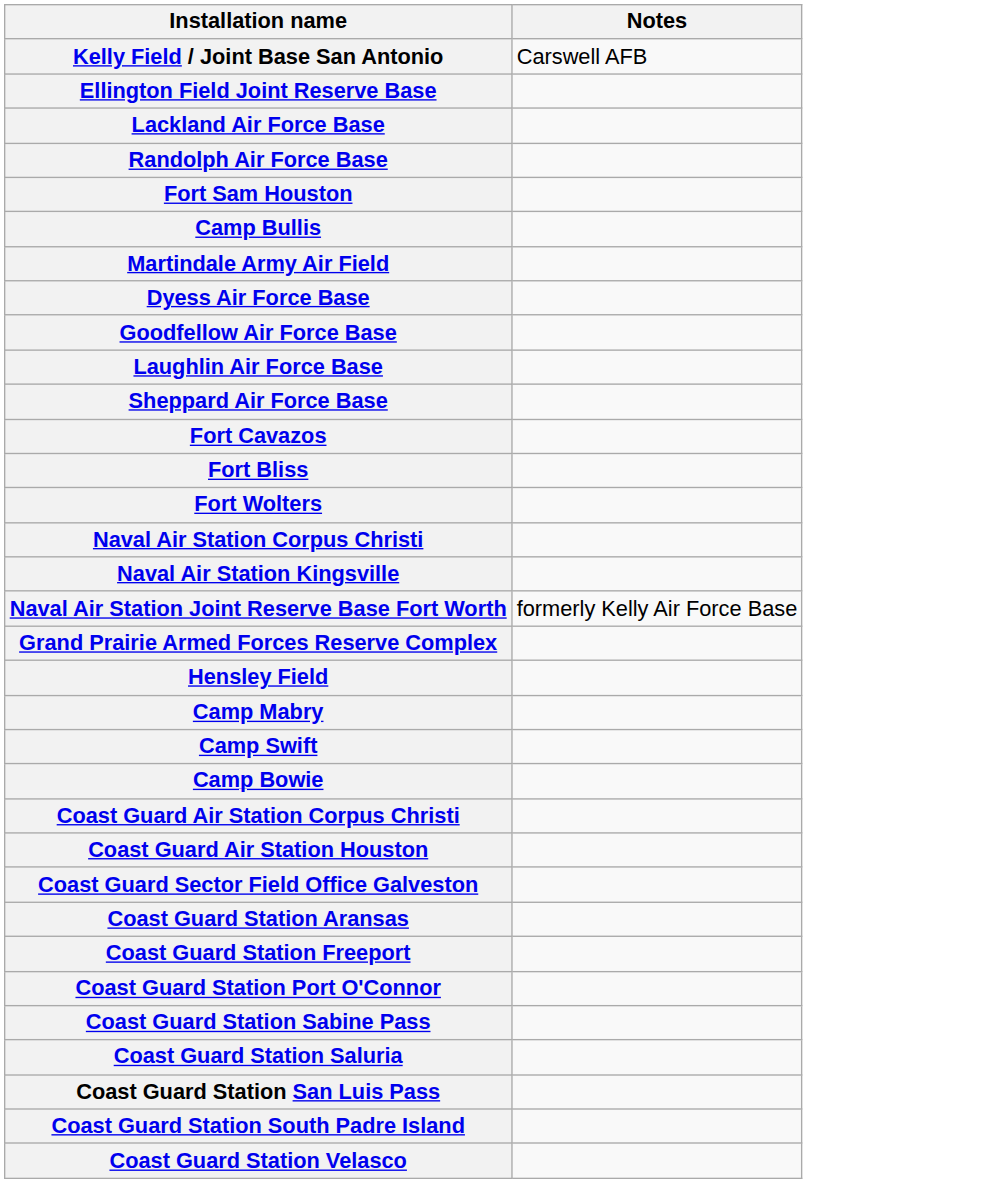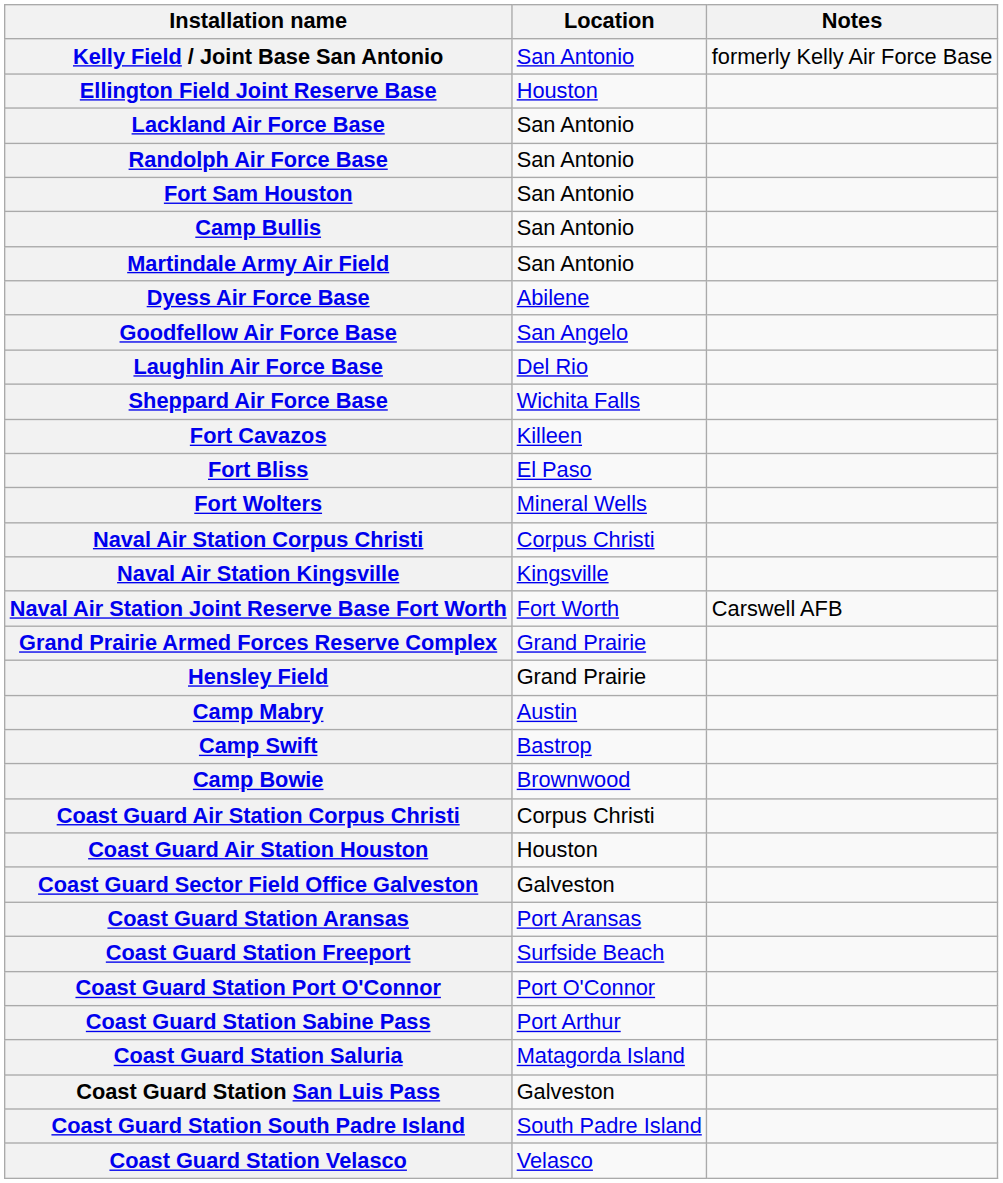+ column: (609, 21)
(582, 56) Carswell AFB -> (852, 56) formerly Kelly Air Force Base
(657, 608) formerly Kelly Air Force Base -> (777, 608) Carswell AFB
